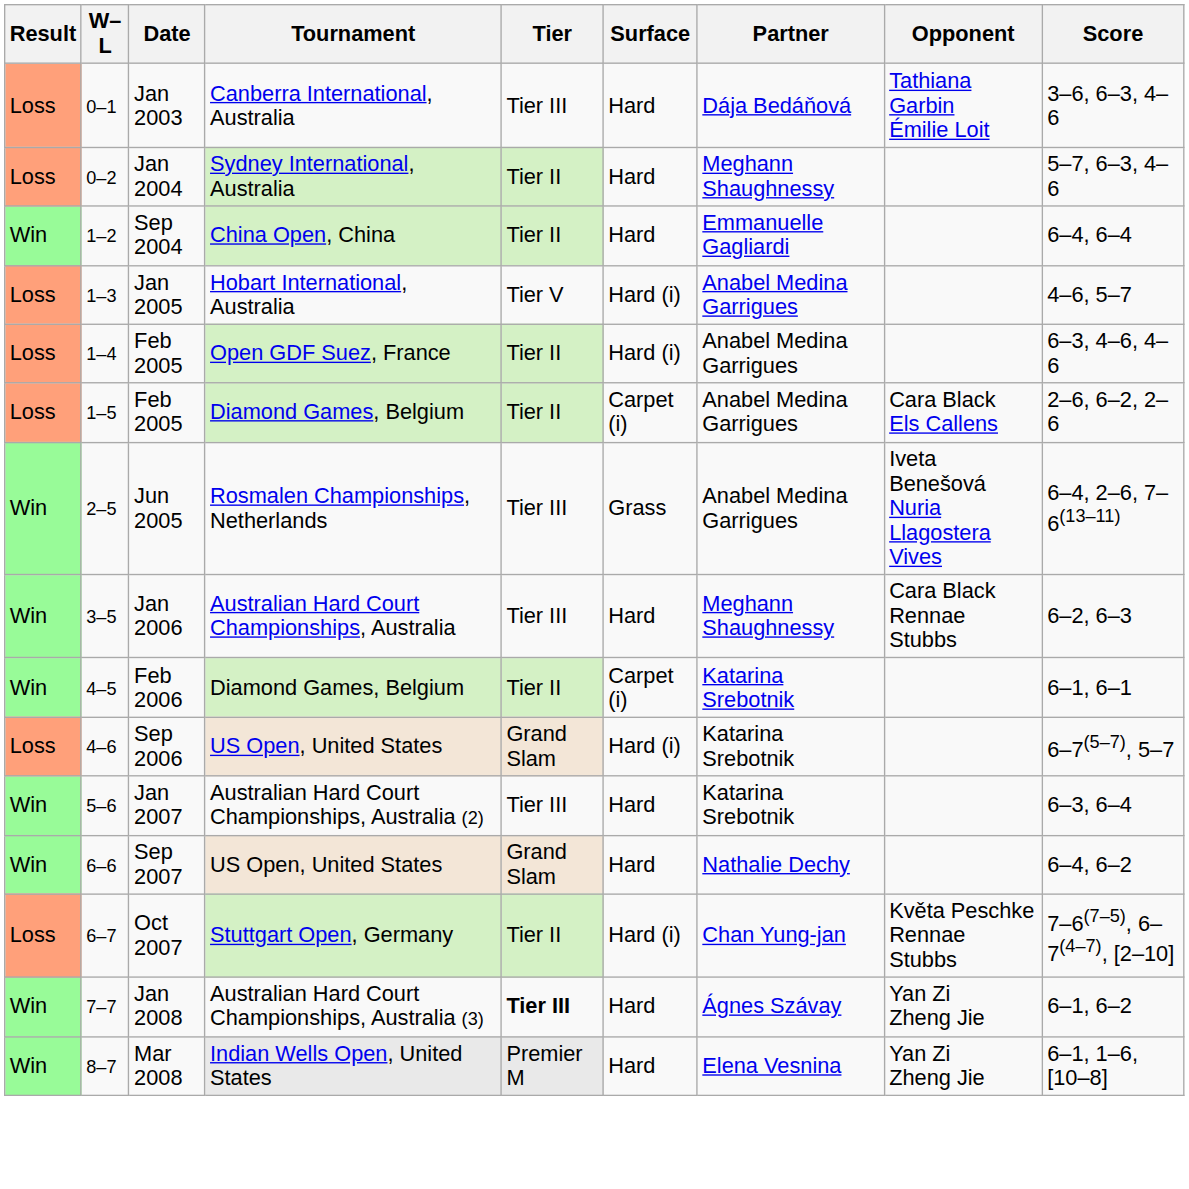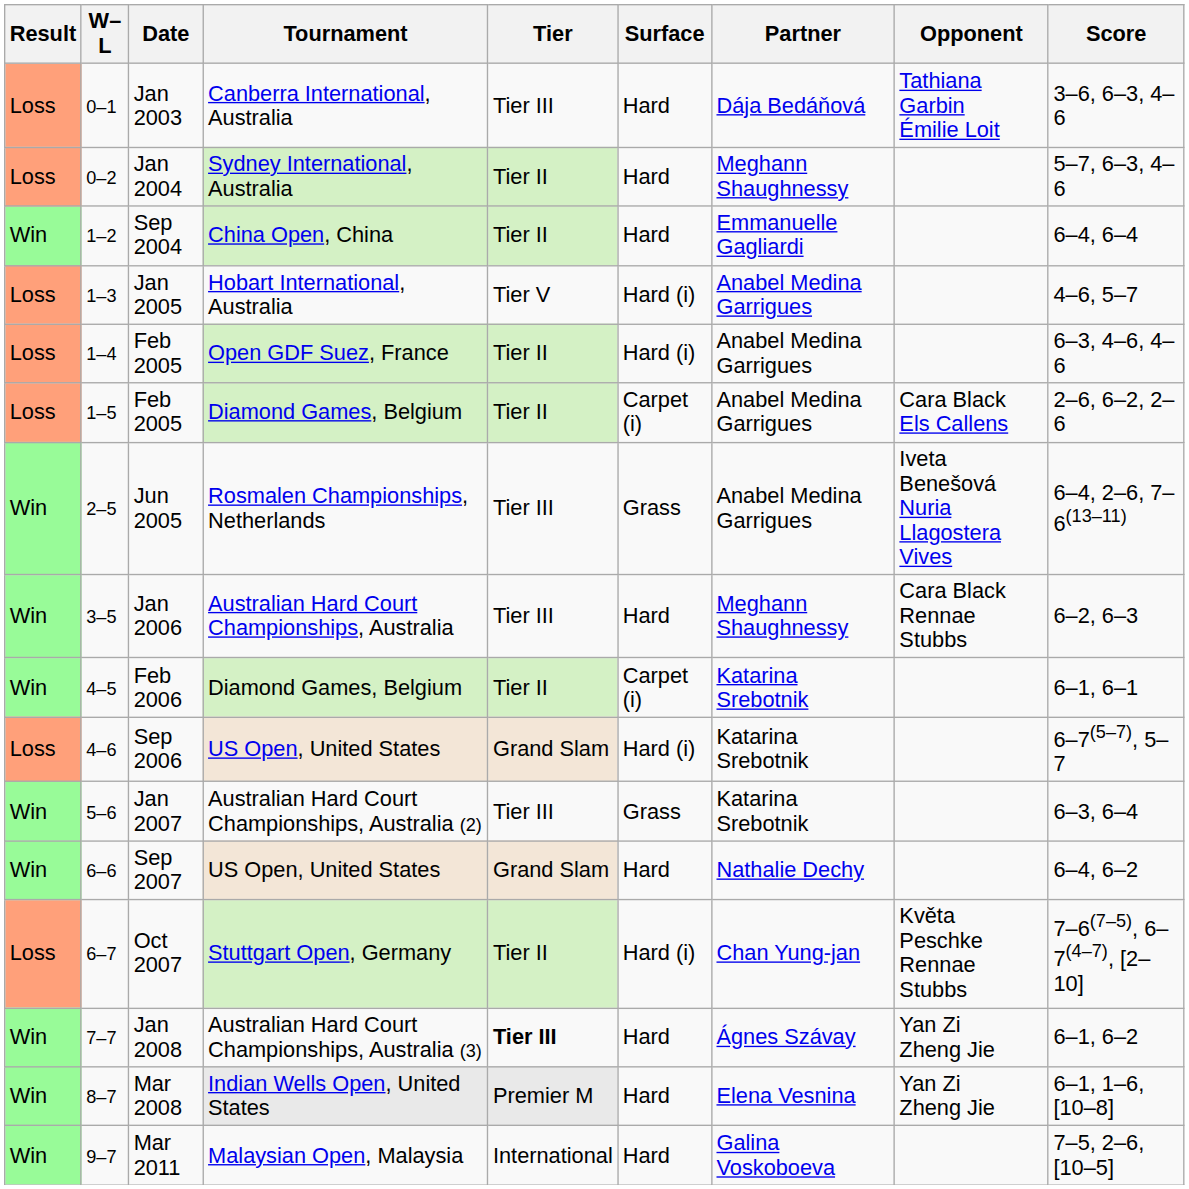(632, 805) Hard -> (652, 811) Grass
+ row: (101, 1156)
